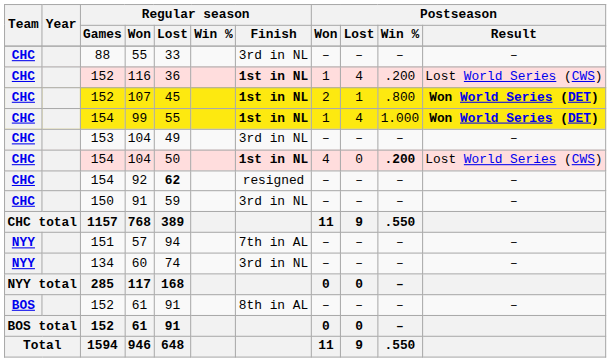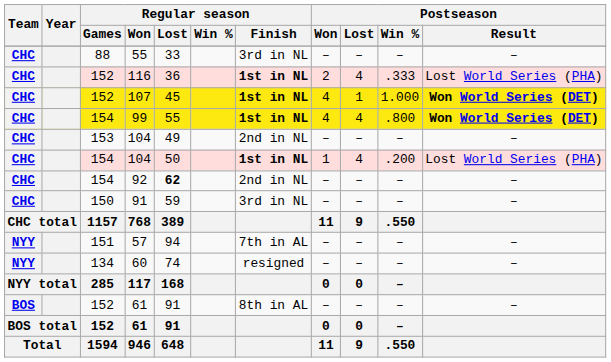(326, 77) 1 -> (326, 77) 2
(400, 77) .200 -> (400, 77) .333
(514, 77) Lost World Series (CWS) -> (514, 77) Lost World Series (PHA)
(326, 98) 2 -> (326, 98) 4
(400, 98) .800 -> (400, 98) 1.000
(326, 119) 1 -> (326, 119) 4
(400, 119) 1.000 -> (400, 119) .800
(273, 140) 3rd in NL -> (273, 140) 2nd in NL
(326, 160) 4 -> (326, 160) 1
(359, 160) 0 -> (359, 160) 4
(400, 160) bold -> (400, 160) normal
(514, 160) Lost World Series (CWS) -> (514, 160) Lost World Series (PHA)
(273, 181) resigned -> (273, 181) 2nd in NL
(273, 264) 3rd in NL -> (273, 264) resigned
